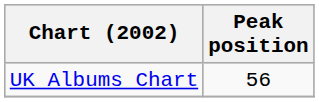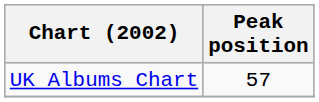(258, 80) 56 -> (258, 80) 57
